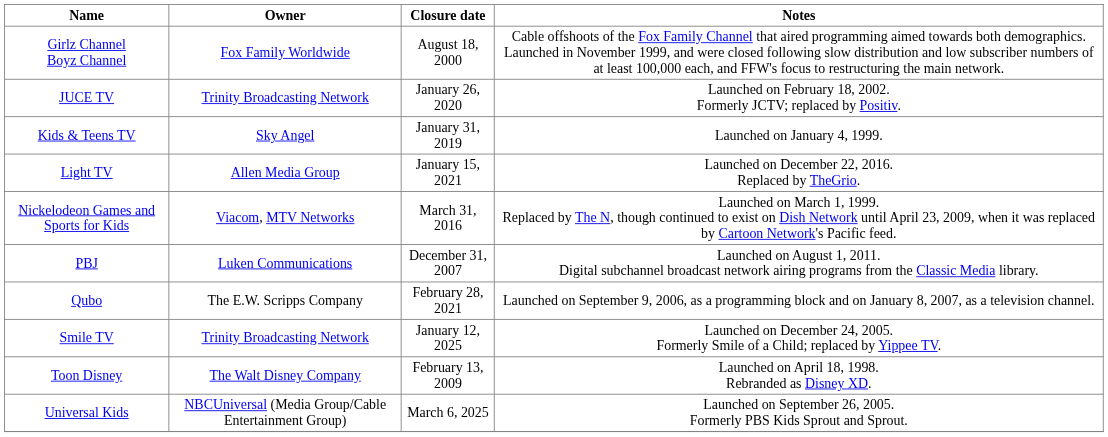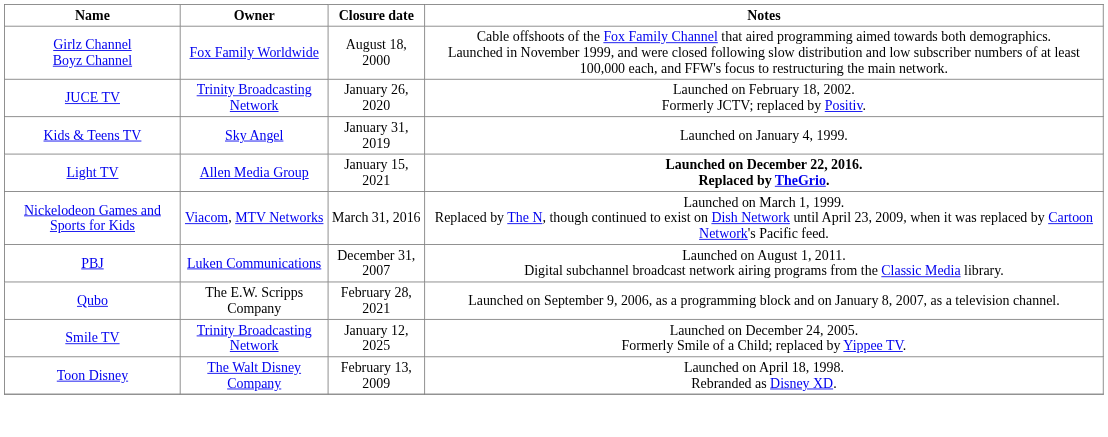(799, 172) normal -> (764, 172) bold
- row: (87, 412)
